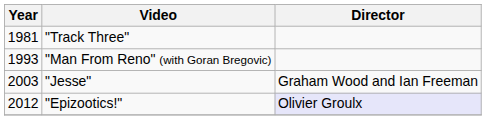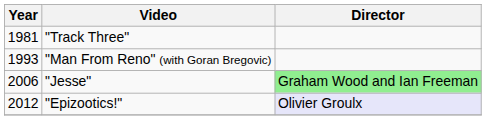(23, 81) 2003 -> (23, 81) 2006
(378, 81) no background -> (378, 81) lightgreen background
